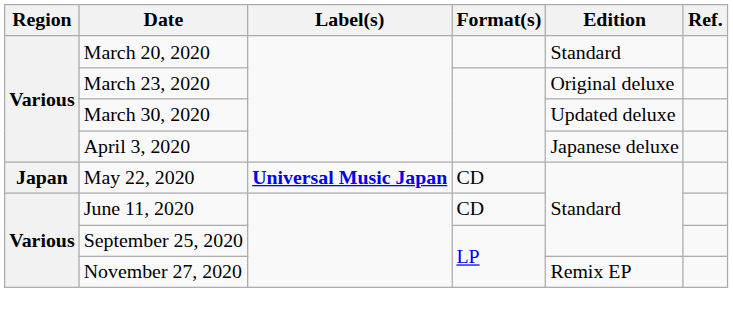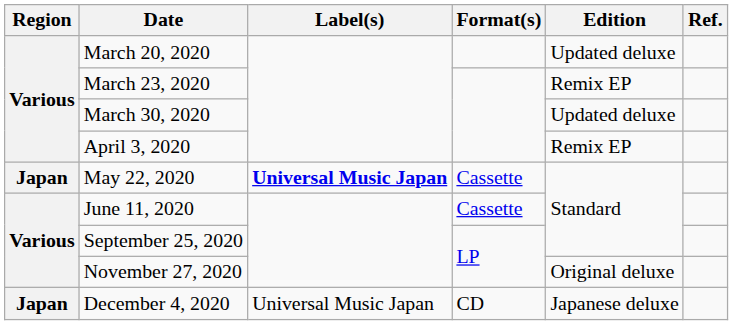(586, 51) Standard -> (613, 51) Updated deluxe
(612, 83) Original deluxe -> (591, 83) Remix EP
(615, 146) Japanese deluxe -> (591, 146) Remix EP
(470, 177) CD -> (489, 177) Cassette
(470, 209) CD -> (489, 209) Cassette
(591, 271) Remix EP -> (612, 271) Original deluxe
+ row: (157, 303)
